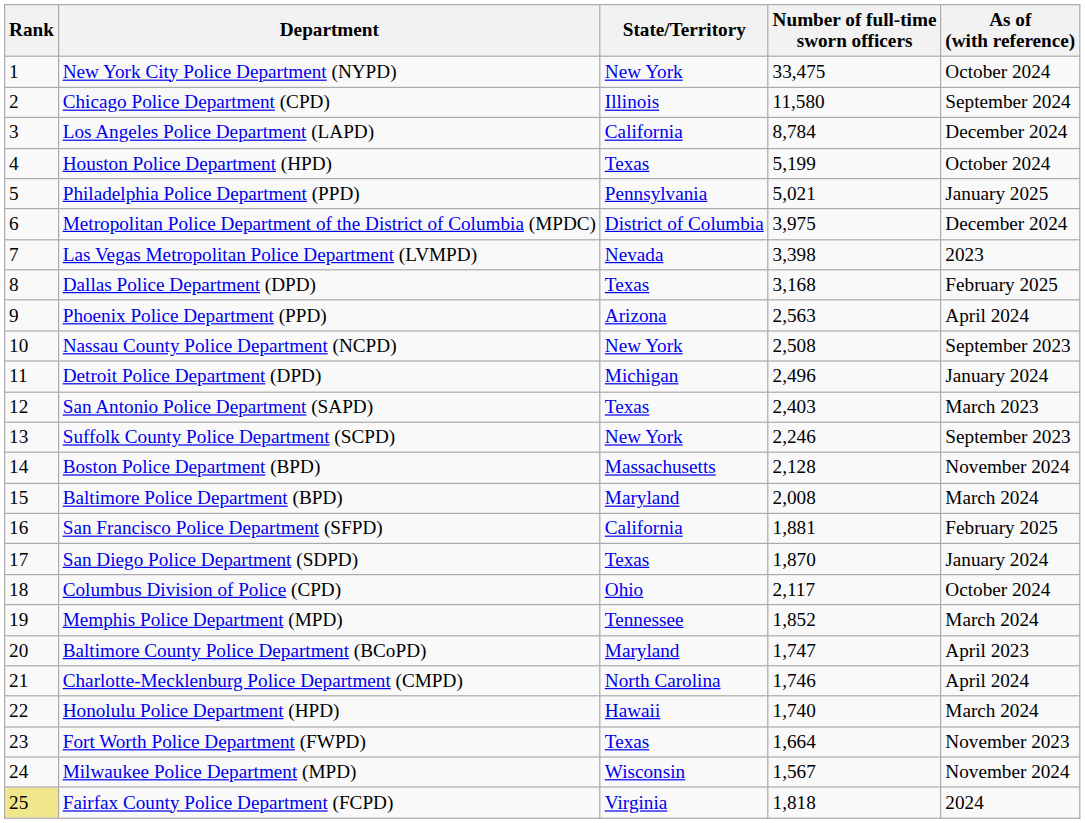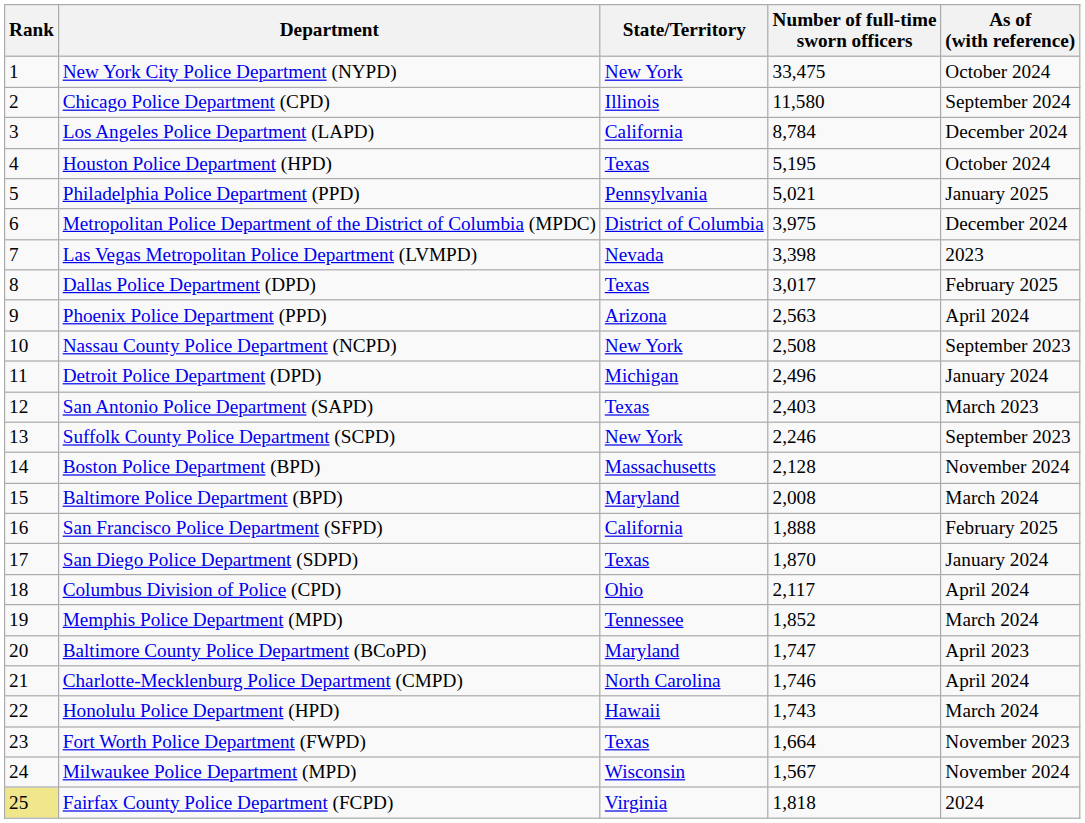(794, 163) 5,199 -> (794, 163) 5,195
(794, 284) 3,168 -> (794, 284) 3,017
(794, 528) 1,881 -> (794, 528) 1,888
(998, 589) October 2024 -> (987, 589) April 2024
(794, 711) 1,740 -> (794, 711) 1,743
